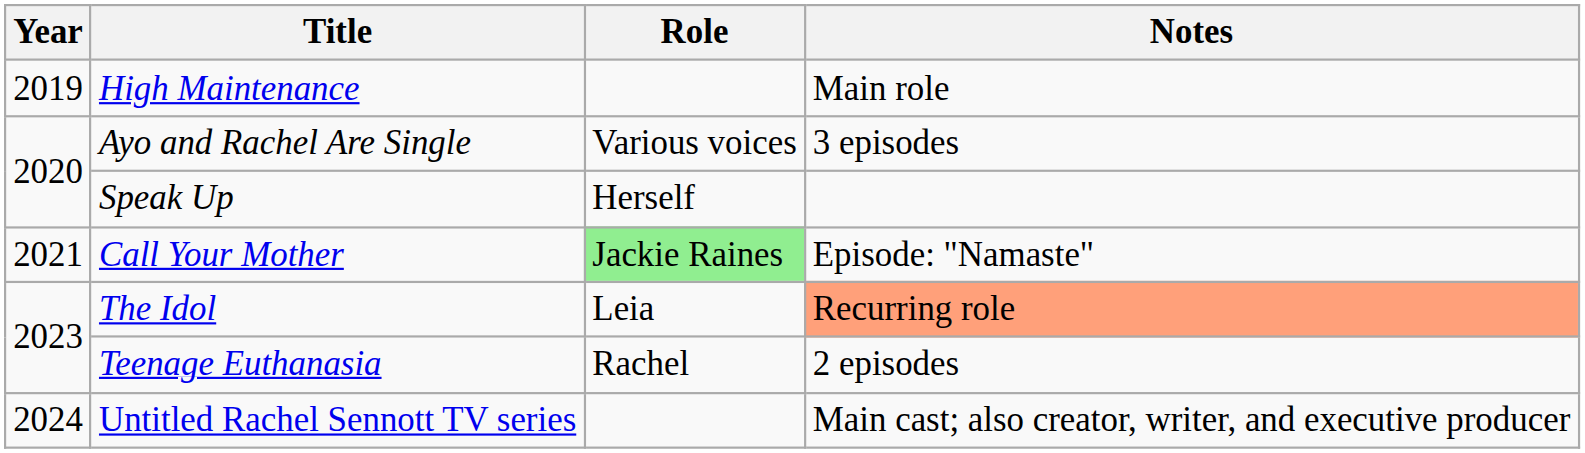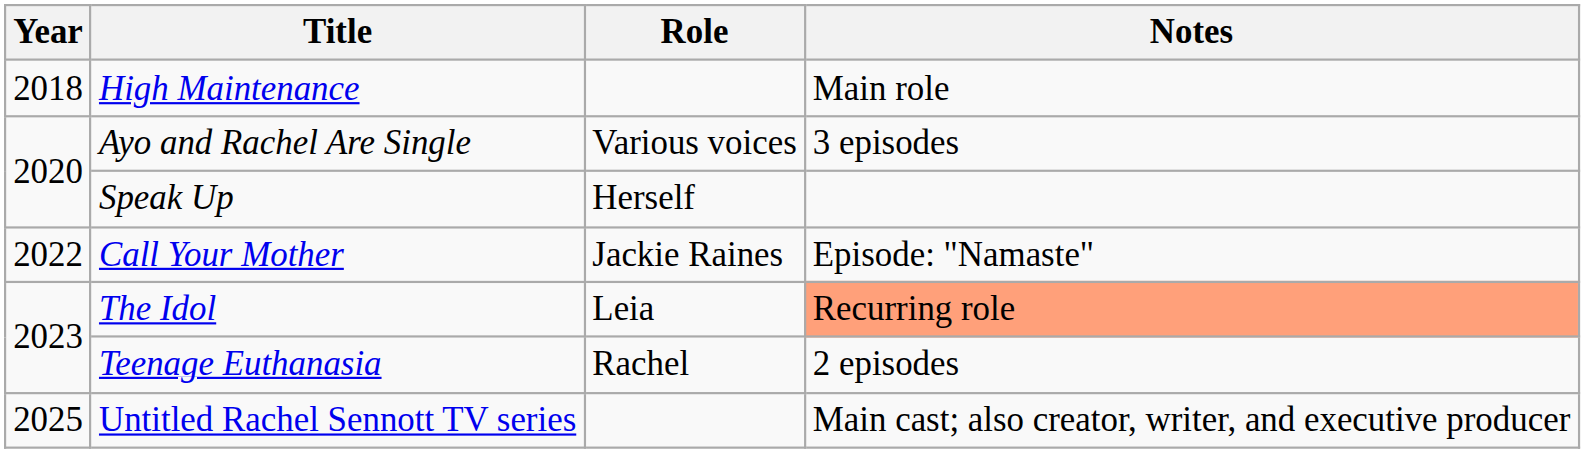(48, 87) 2019 -> (48, 87) 2018
(48, 253) 2021 -> (48, 253) 2022
(688, 253) lightgreen background -> (688, 253) no background
(48, 419) 2024 -> (48, 419) 2025
